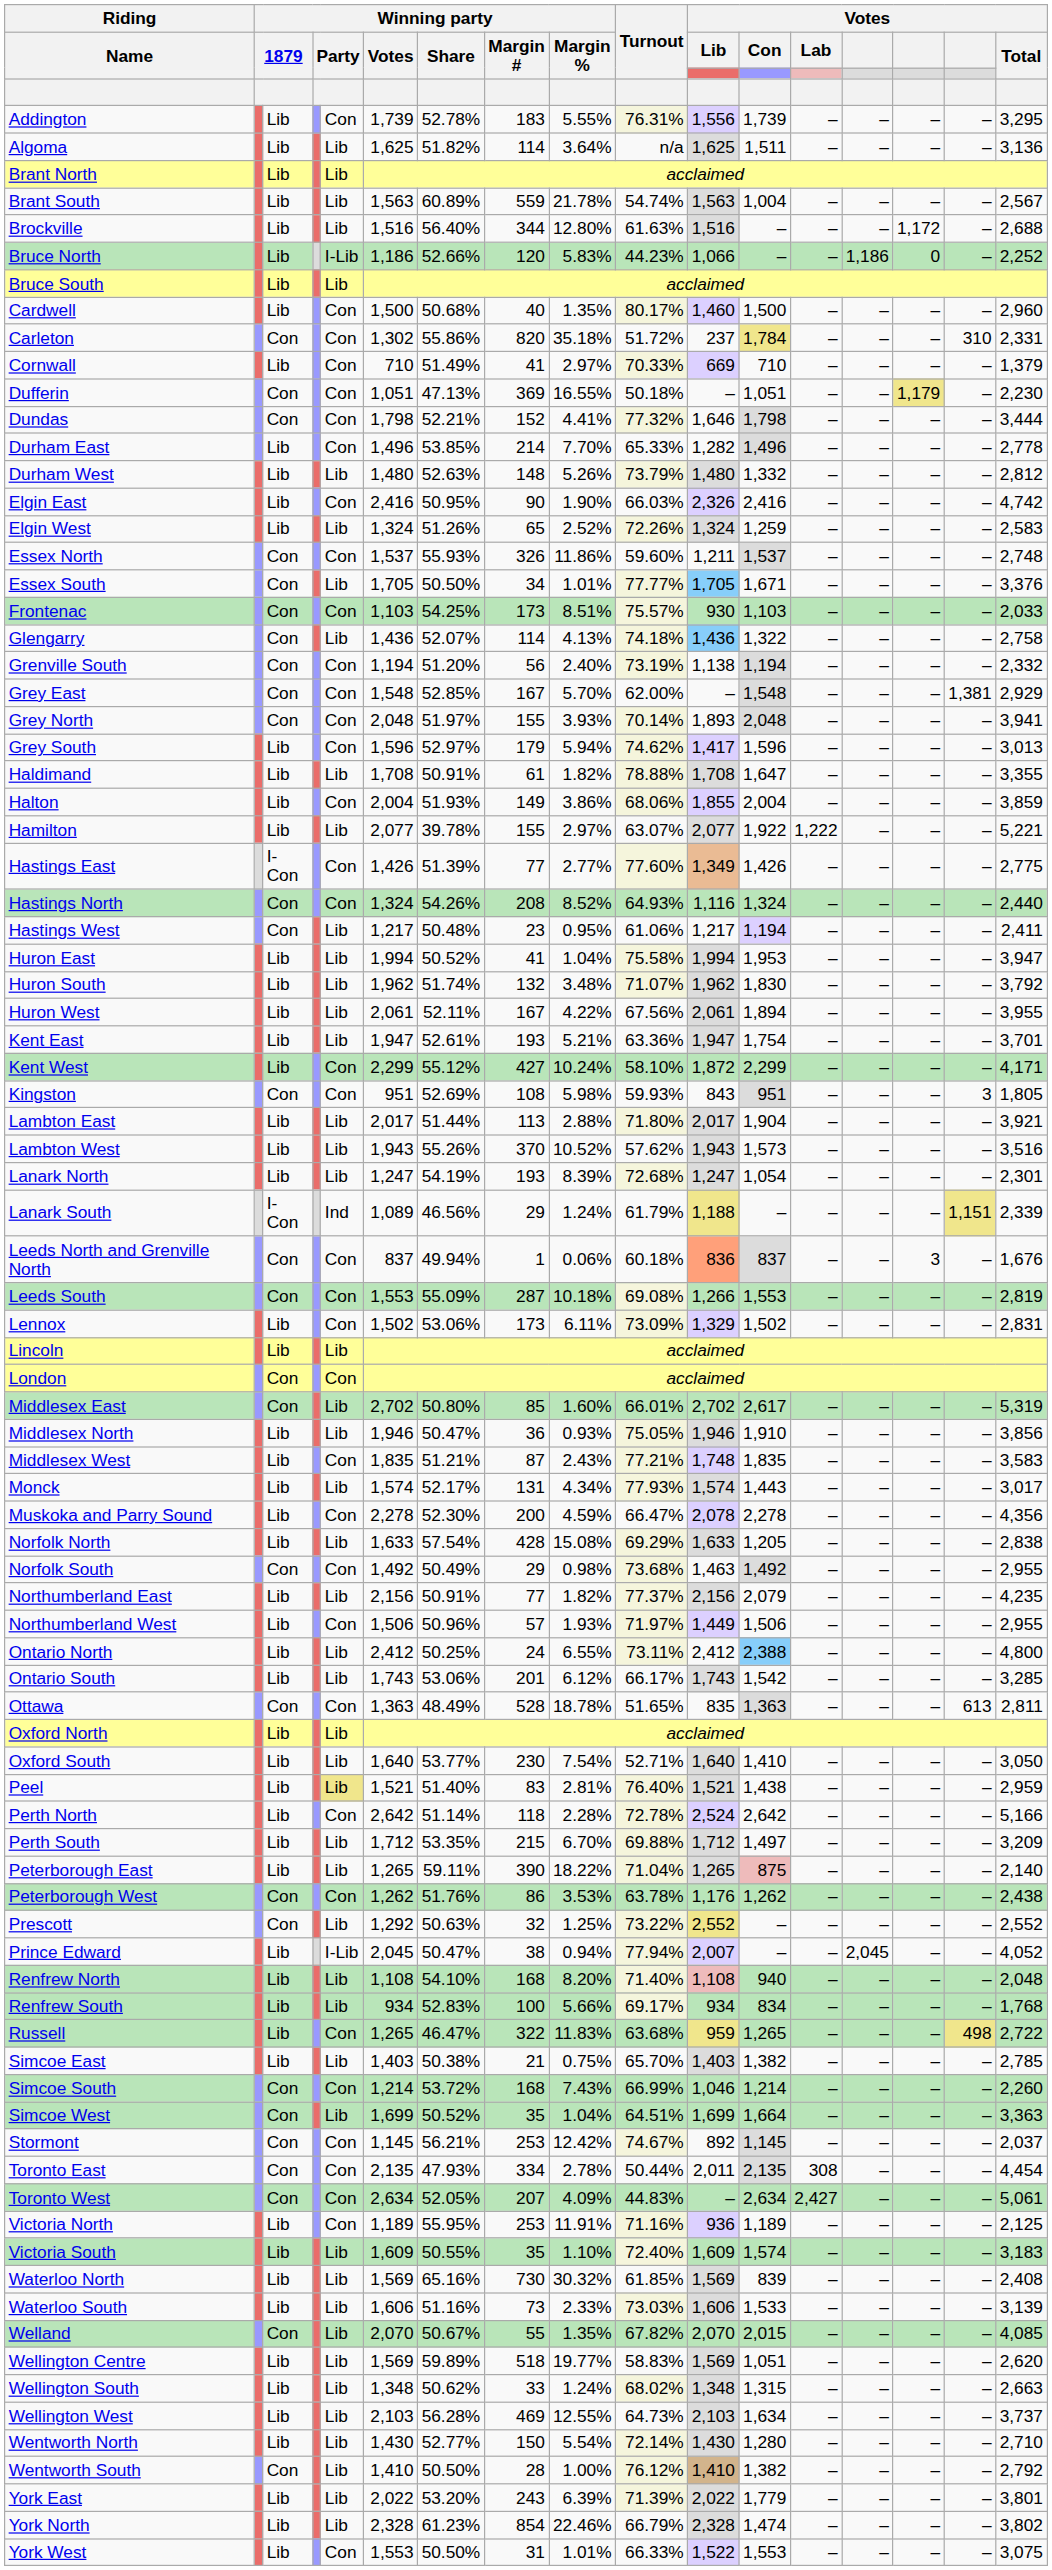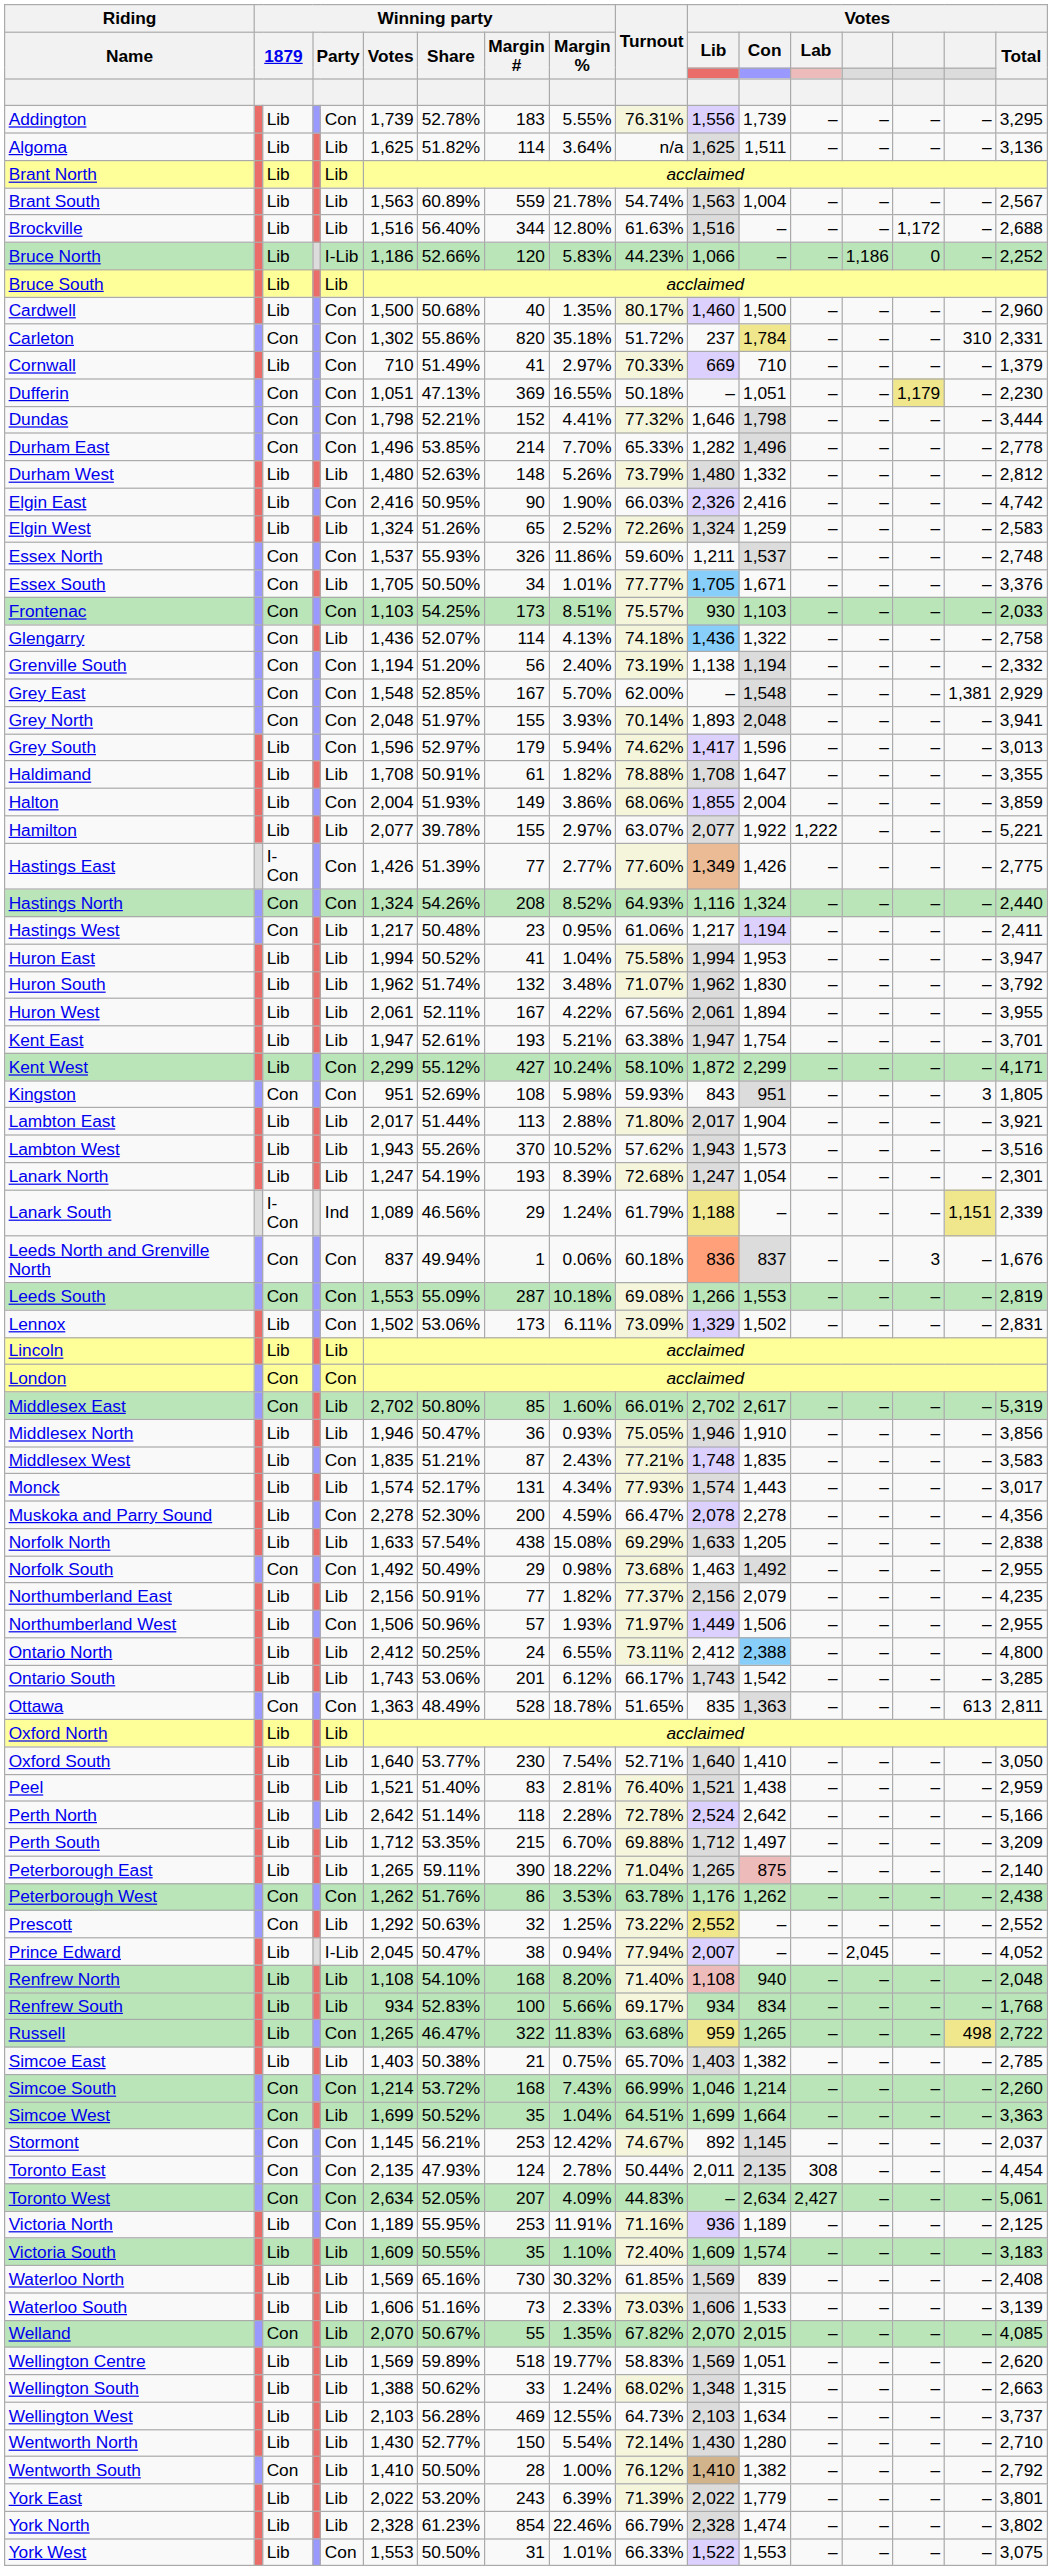(278, 447) Lib -> (282, 447) Con
(654, 1040) 63.36% -> (654, 1040) 63.38%
(531, 1542) 428 -> (531, 1542) 438
(336, 1788) khaki background -> (336, 1788) no background
(341, 1815) Con -> (336, 1815) Lib
(531, 2170) 334 -> (531, 2170) 124
(392, 2389) 1,348 -> (392, 2389) 1,388
